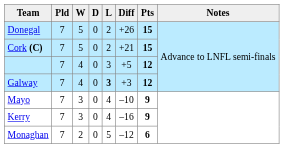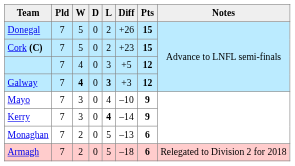(126, 48) +21 -> (126, 48) +23
(81, 82) normal -> (81, 82) bold
(109, 117) normal -> (109, 117) bold
(126, 117) –16 -> (126, 117) –14
(126, 134) –12 -> (126, 134) –13
+ row: (23, 152)
